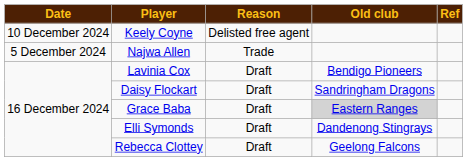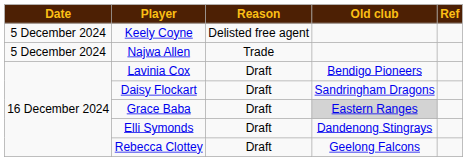(58, 33) 10 December 2024 -> (58, 33) 5 December 2024
